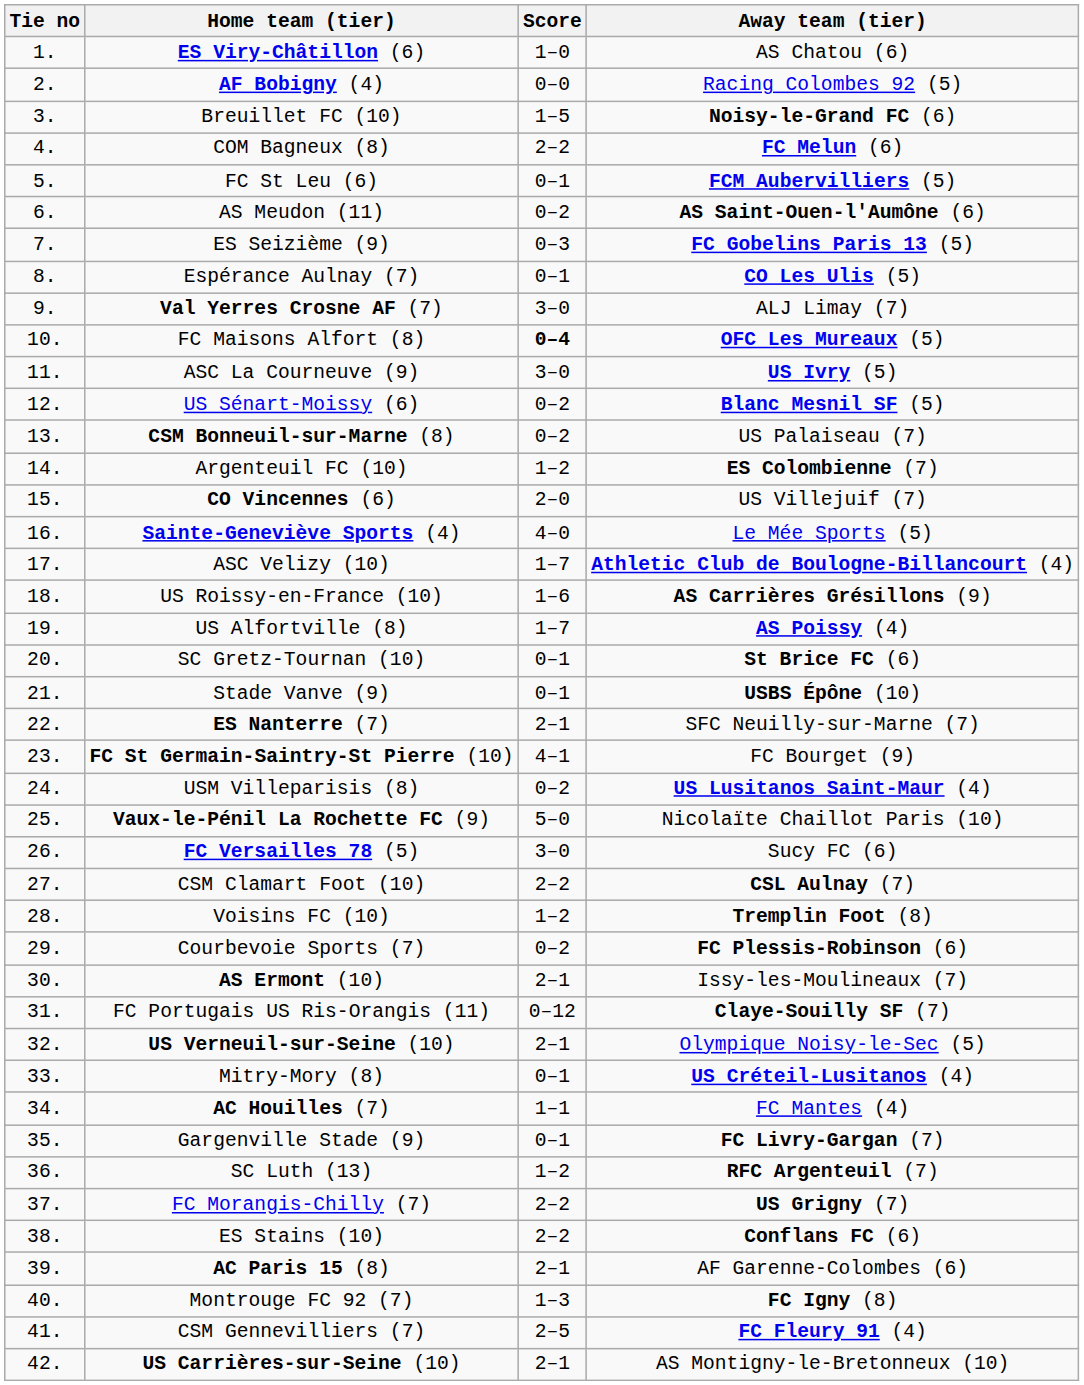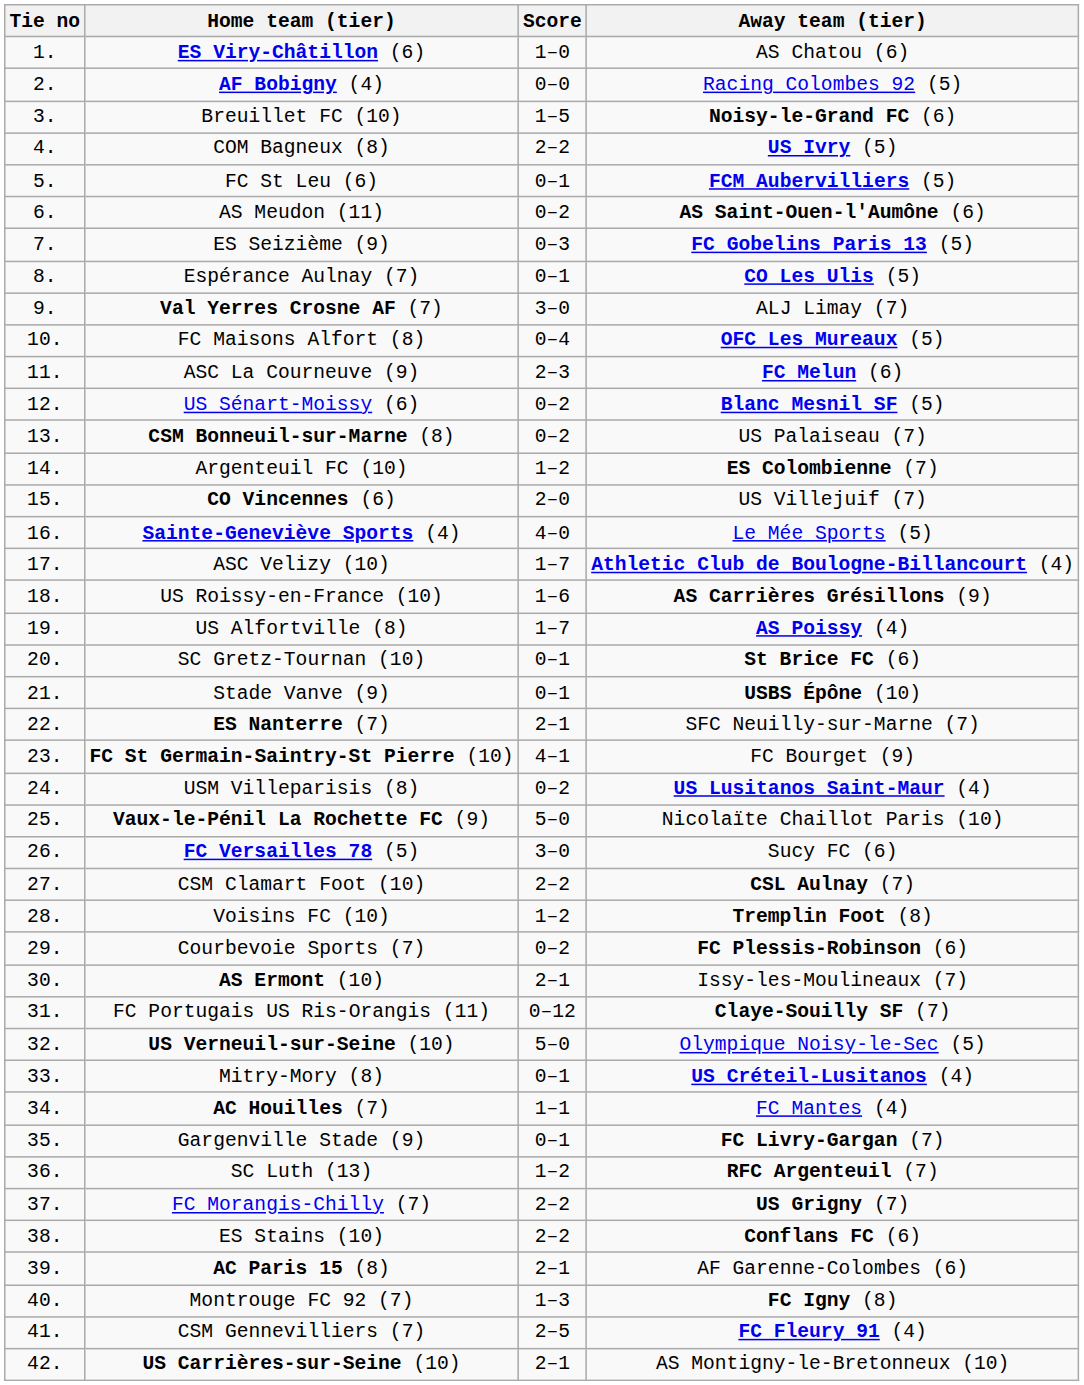(833, 149) FC Melun (6) -> (833, 149) US Ivry (5)
(552, 341) bold -> (552, 341) normal
(552, 373) 3–0 -> (552, 373) 2–3
(833, 373) US Ivry (5) -> (833, 373) FC Melun (6)
(552, 1045) 2–1 -> (552, 1045) 5–0
